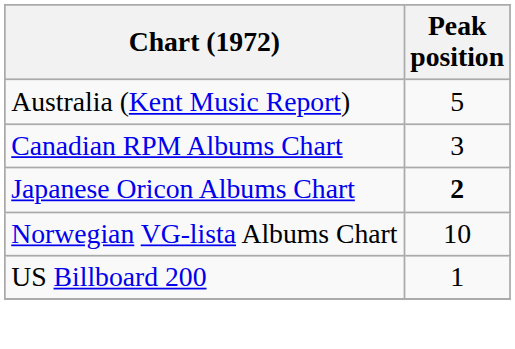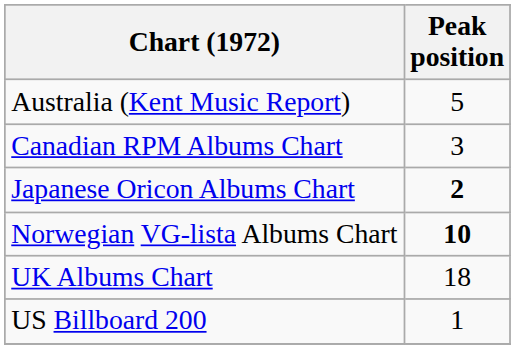(457, 233) normal -> (457, 233) bold
+ row: (112, 277)
